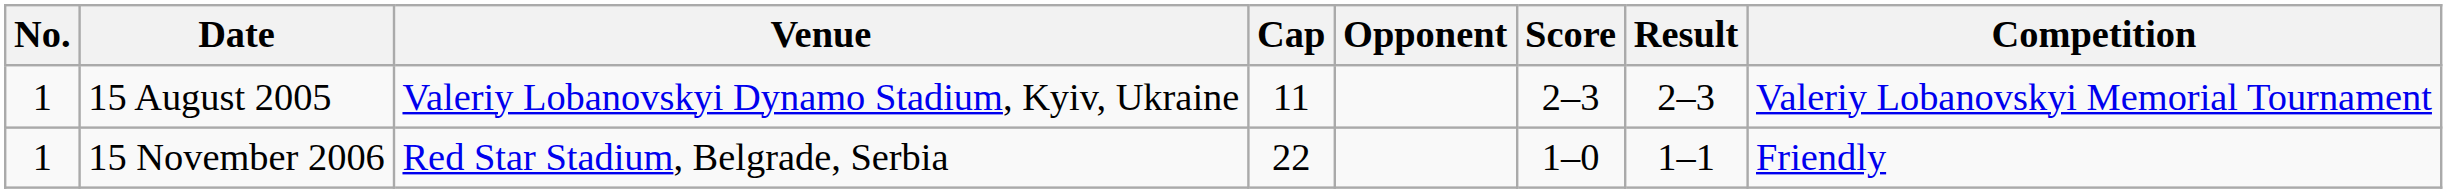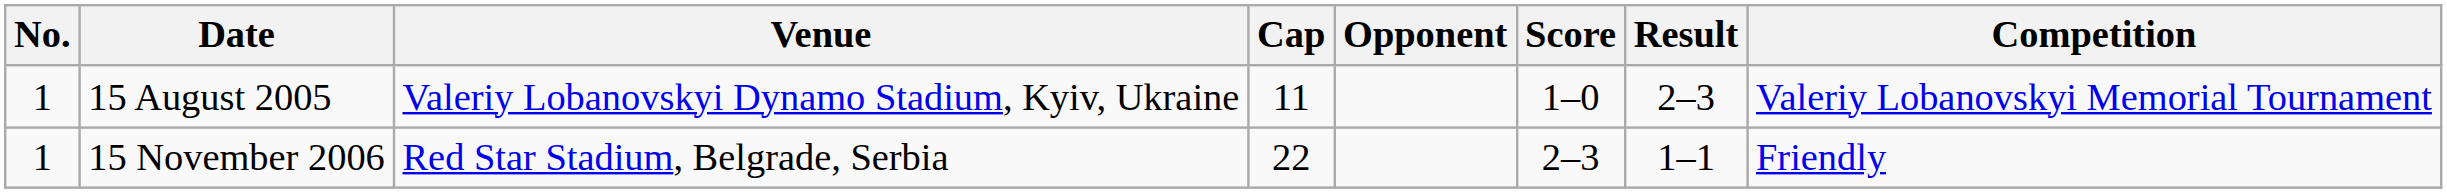(1571, 95) 2–3 -> (1571, 95) 1–0
(1571, 156) 1–0 -> (1571, 156) 2–3
